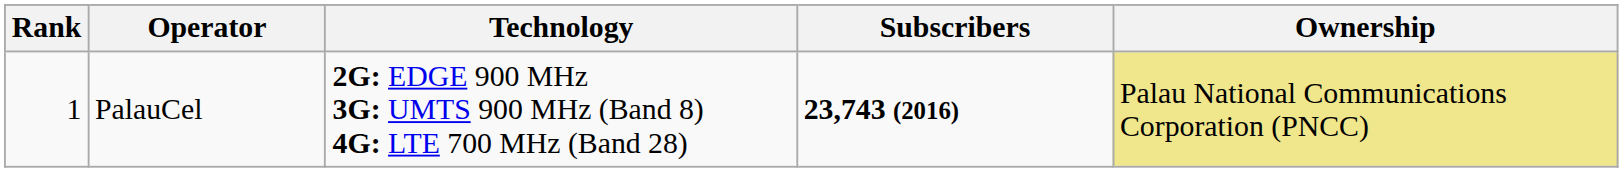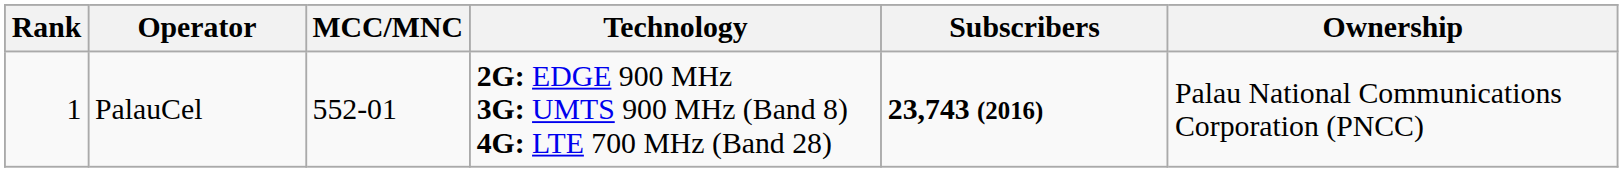+ column: (388, 28)
(1313, 108) khaki background -> (1368, 108) no background
